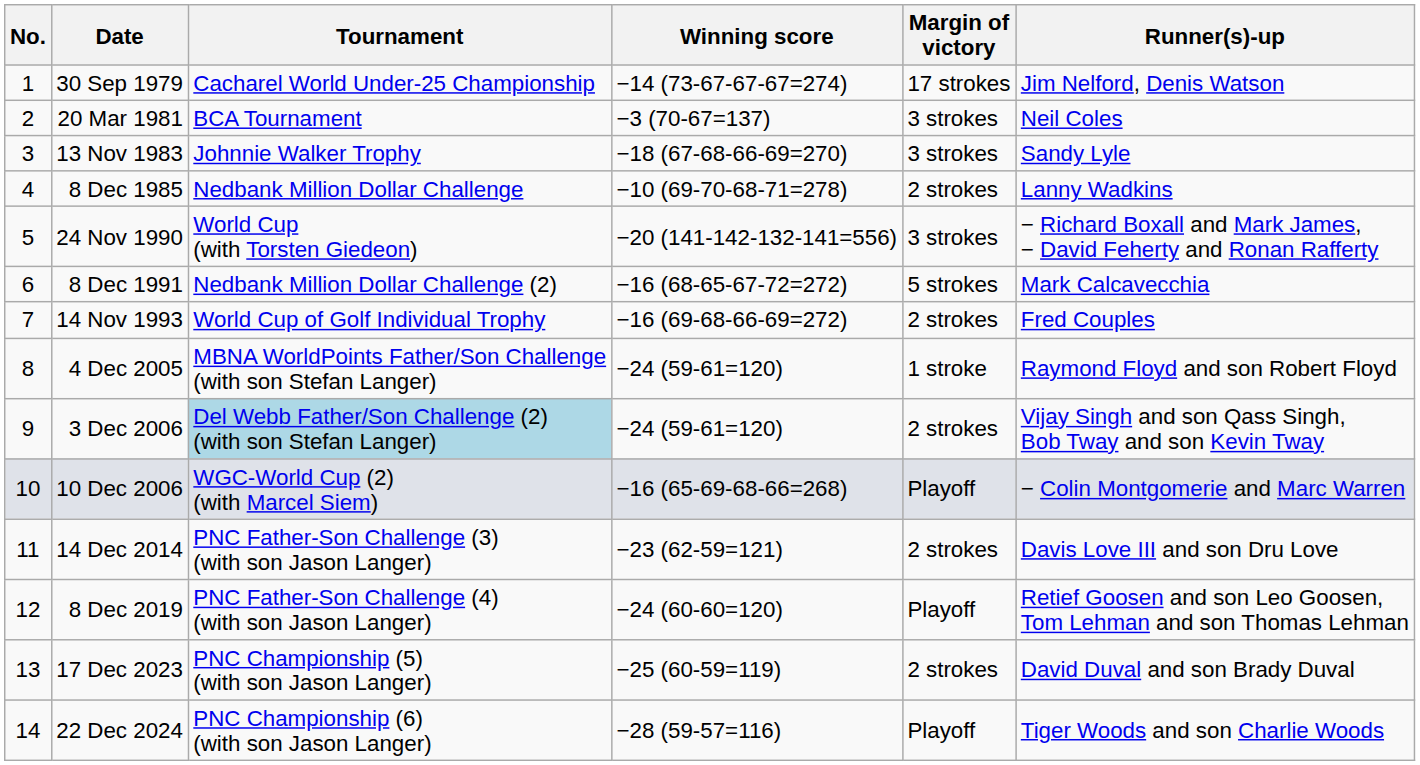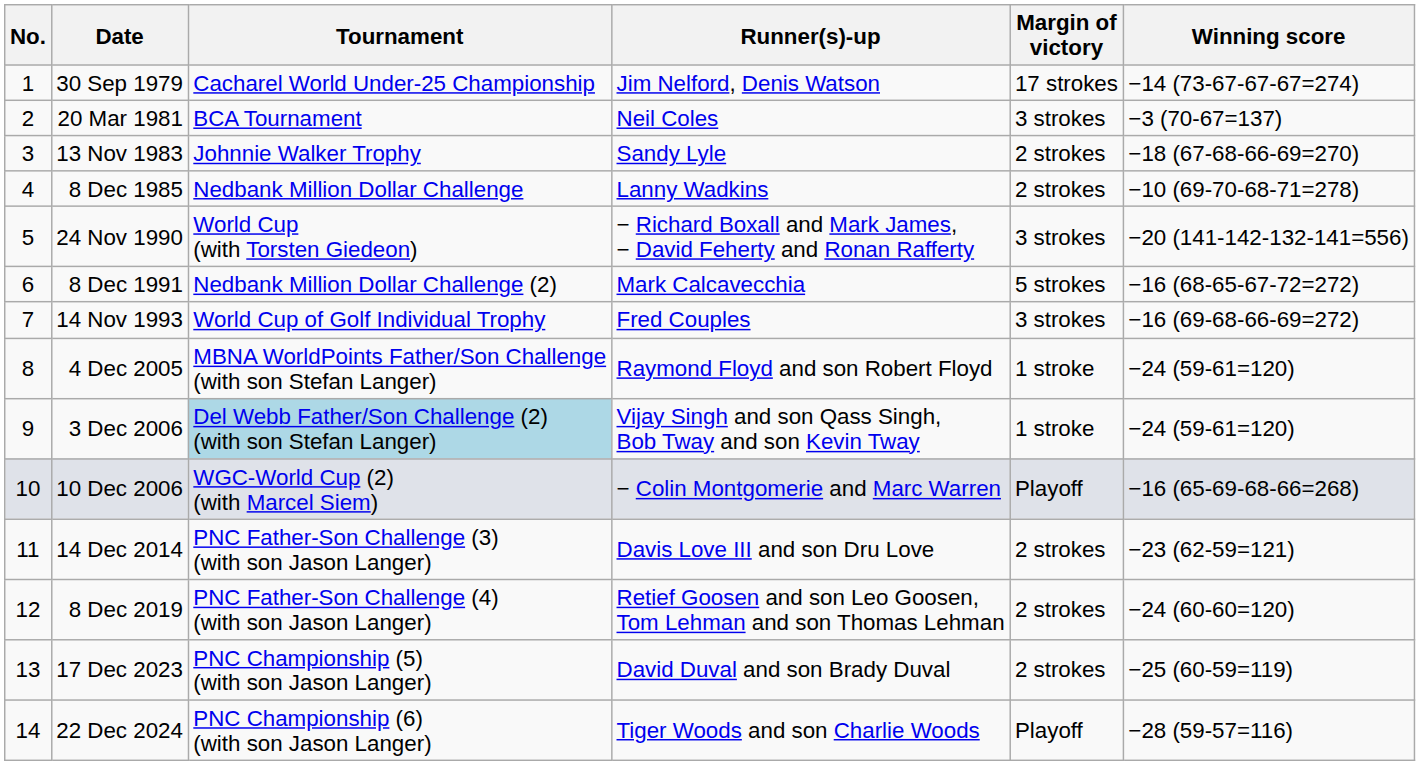columns swapped: (757, 35) <-> (1215, 35)
(953, 154) 3 strokes -> (1060, 154) 2 strokes
(953, 320) 2 strokes -> (1060, 320) 3 strokes
(953, 428) 2 strokes -> (1055, 428) 1 stroke
(941, 610) Playoff -> (1060, 610) 2 strokes
